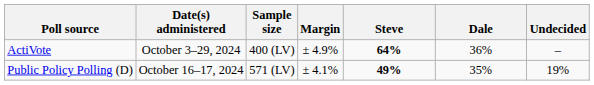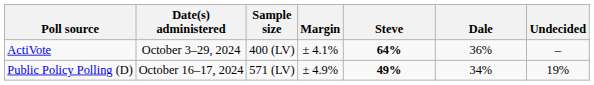(320, 50) ± 4.9% -> (320, 50) ± 4.1%
(320, 70) ± 4.1% -> (320, 70) ± 4.9%
(481, 70) 35% -> (481, 70) 34%
